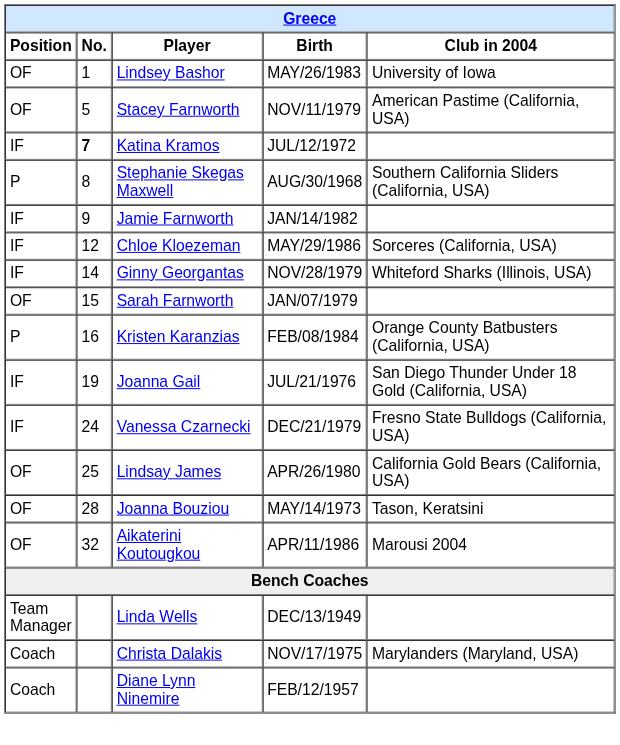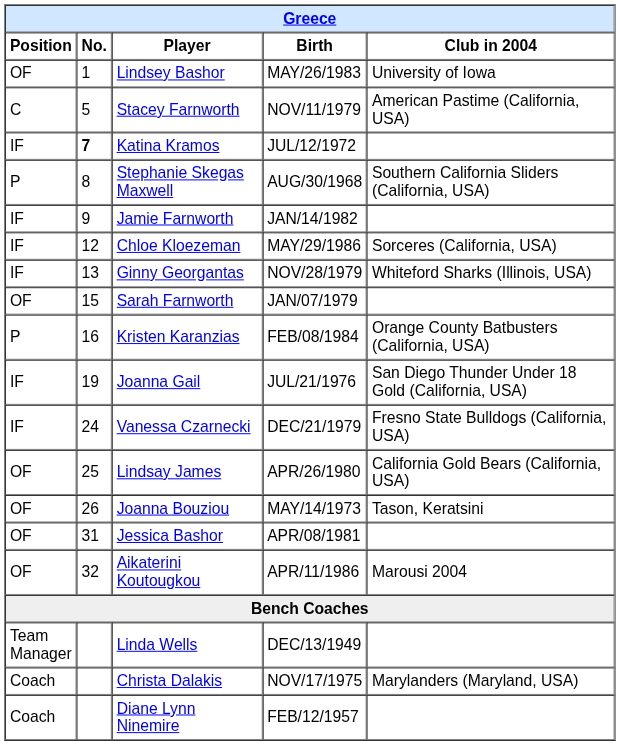(21, 109) OF -> (16, 109) C
(90, 273) 14 -> (90, 273) 13
(90, 508) 28 -> (90, 508) 26
+ row: (170, 536)
